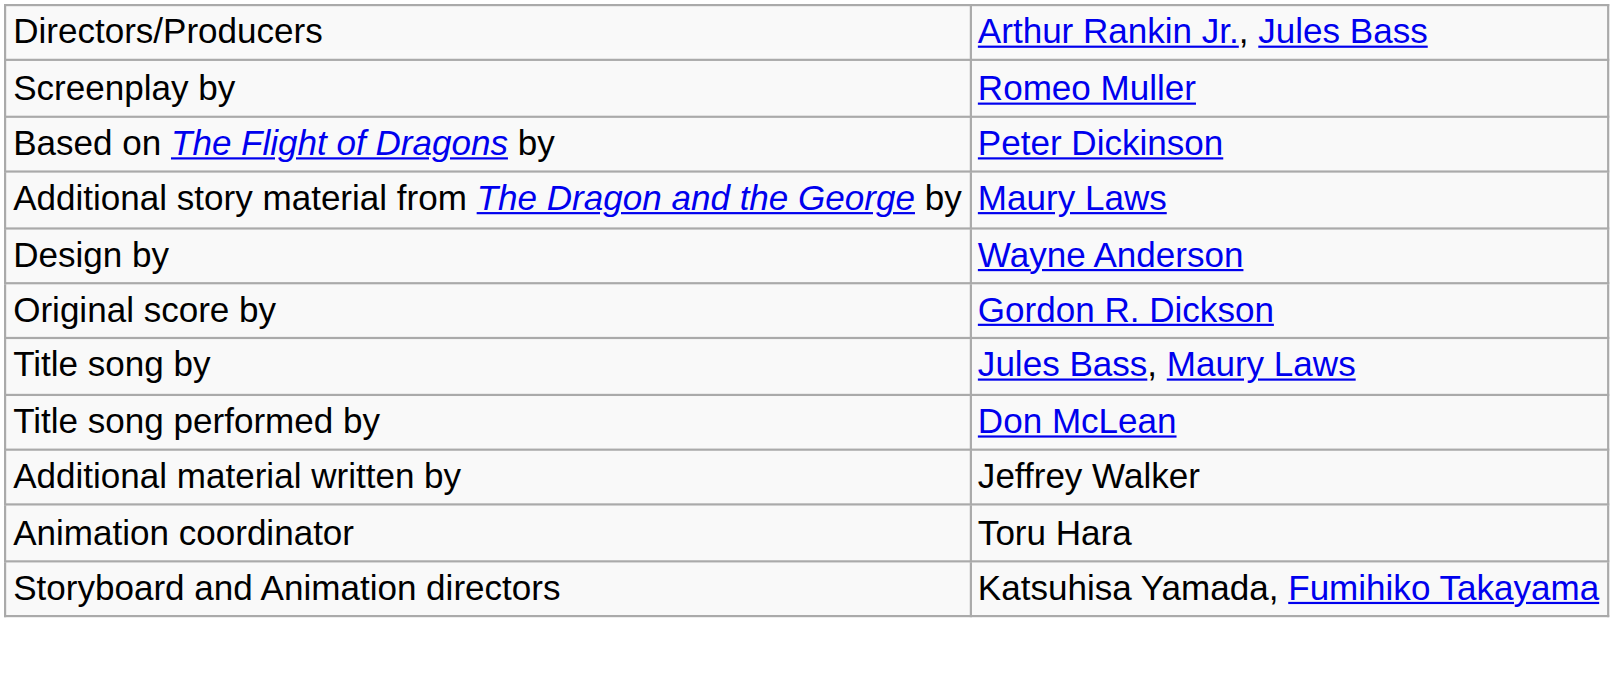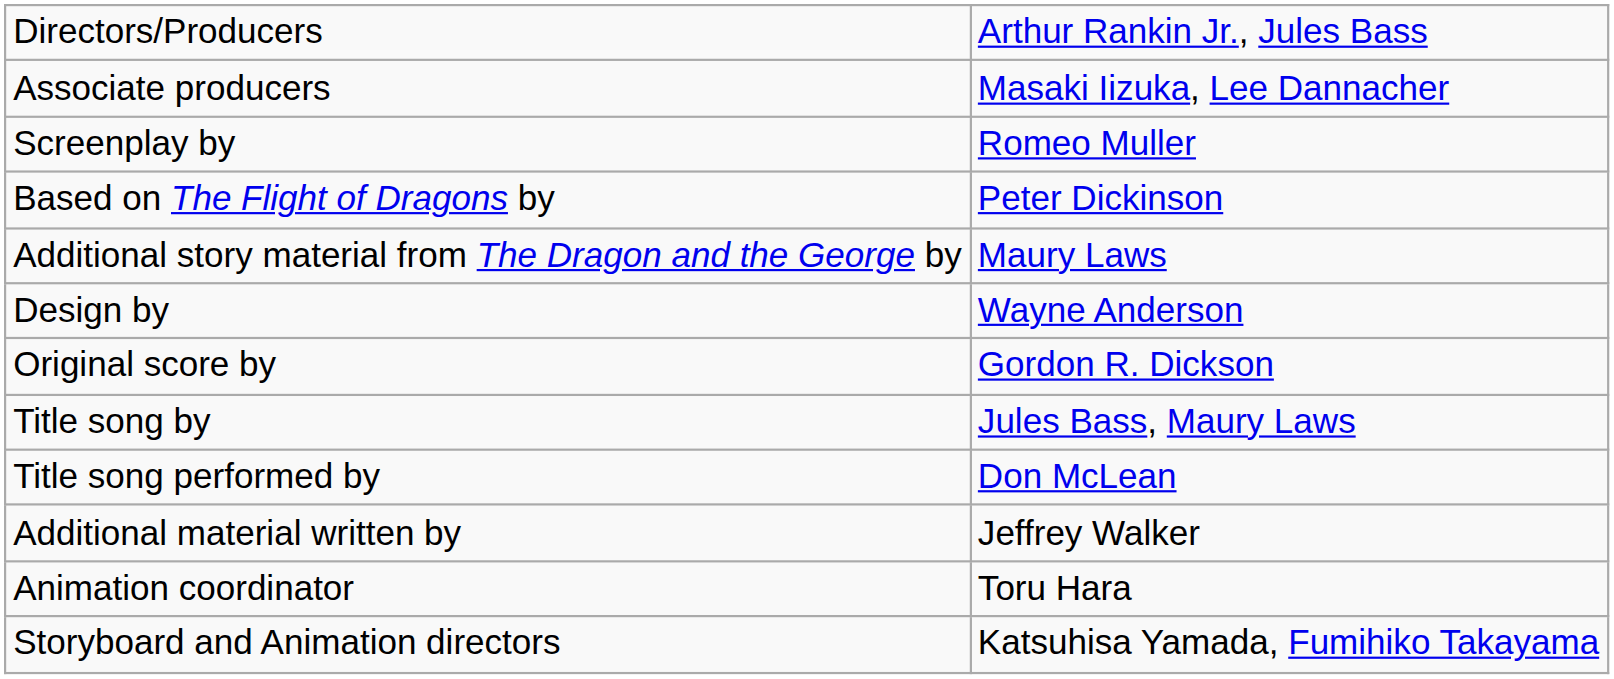+ row: (172, 87)
